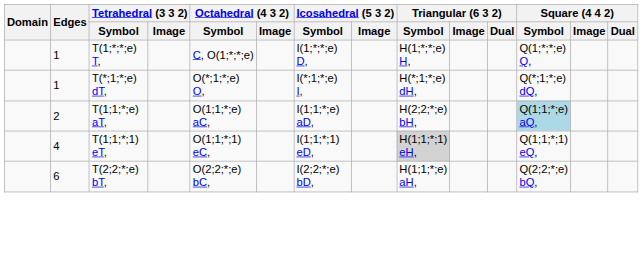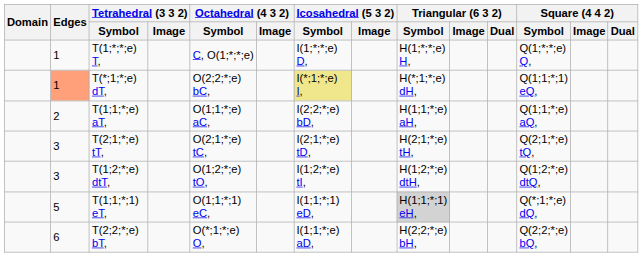(56, 85) no background -> (56, 85) lightsalmon background
(216, 85) O(*;1;*;e) O, -> (217, 85) O(2;2;*;e) bC,
(317, 85) no background -> (317, 85) khaki background
(543, 85) Q(*;1;*;e) dQ, -> (544, 85) Q(1;1;*;1) eQ,
(318, 115) I(1;1;*;e) aD, -> (318, 115) I(2;2;*;e) bD,
(423, 115) H(2;2;*;e) bH, -> (423, 115) H(1;1;*;e) aH,
(544, 115) lightblue background -> (544, 115) no background
+ row: (115, 146)
+ row: (115, 176)
(56, 146) 4 -> (56, 207) 5
(544, 146) Q(1;1;*;1) eQ, -> (543, 207) Q(*;1;*;e) dQ,
(217, 176) O(2;2;*;e) bC, -> (216, 237) O(*;1;*;e) O,
(318, 176) I(2;2;*;e) bD, -> (318, 237) I(1;1;*;e) aD,
(423, 176) H(1;1;*;e) aH, -> (423, 237) H(2;2;*;e) bH,
